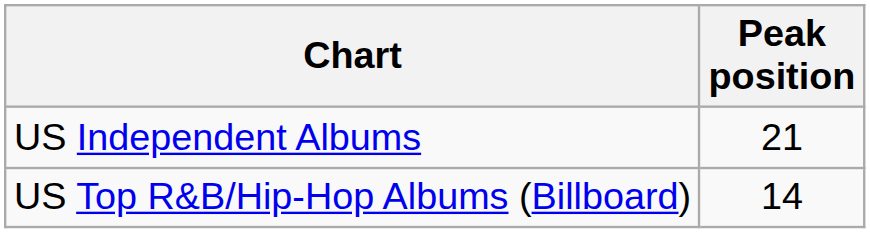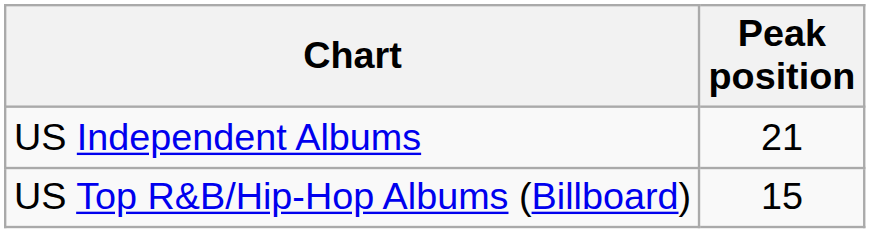(782, 196) 14 -> (782, 196) 15
